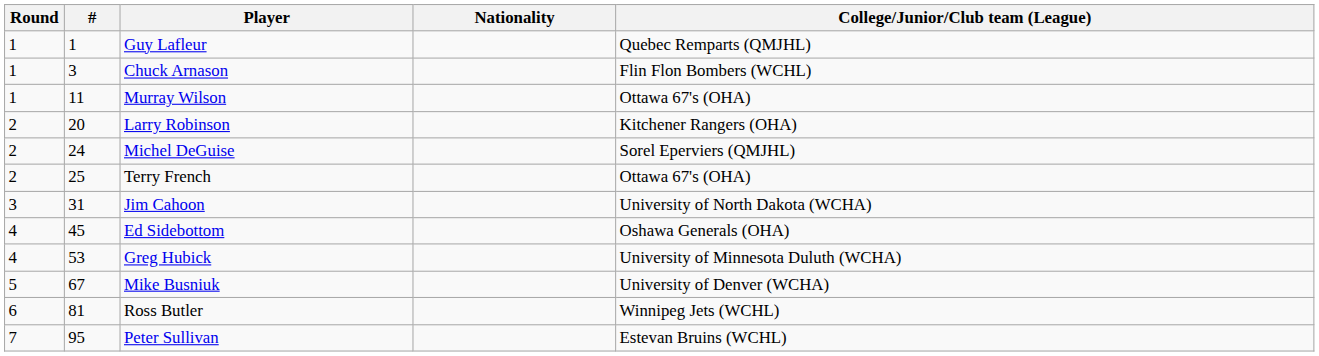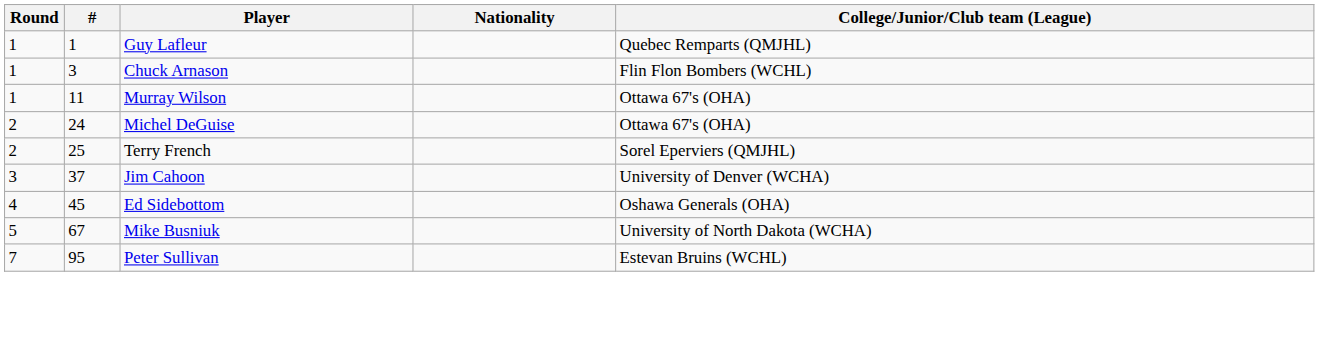- row: (177, 124)
(707, 151) Sorel Eperviers (QMJHL) -> (685, 124) Ottawa 67's (OHA)
(685, 177) Ottawa 67's (OHA) -> (707, 151) Sorel Eperviers (QMJHL)
(77, 204) 31 -> (77, 177) 37
(746, 204) University of North Dakota (WCHA) -> (724, 177) University of Denver (WCHA)
- row: (168, 257)
(724, 284) University of Denver (WCHA) -> (746, 230) University of North Dakota (WCHA)
- row: (163, 310)
